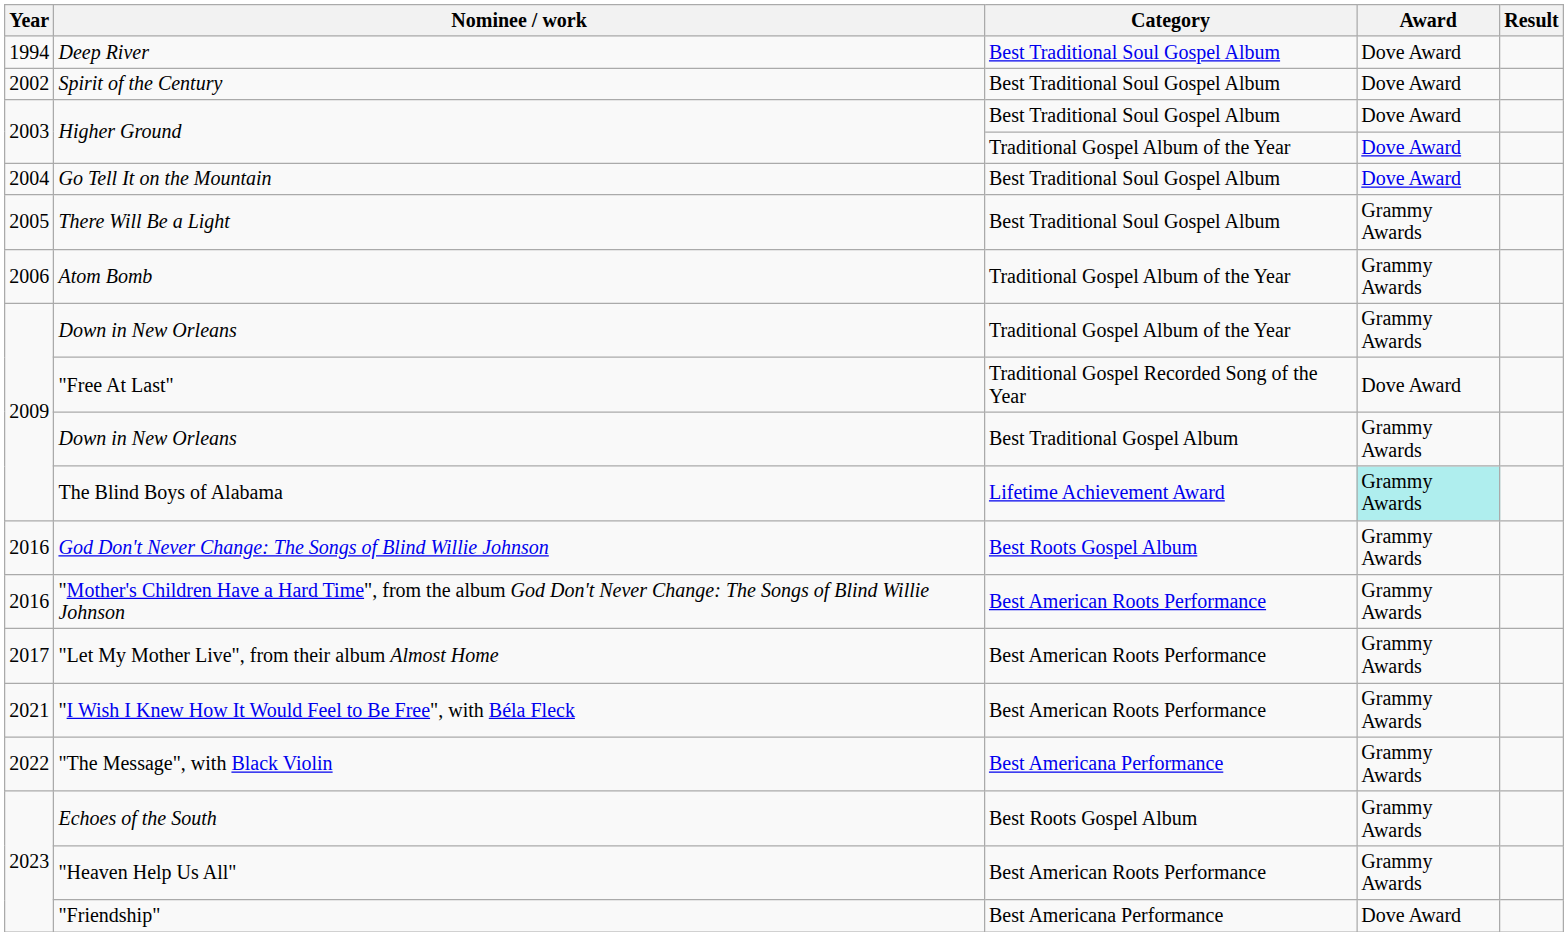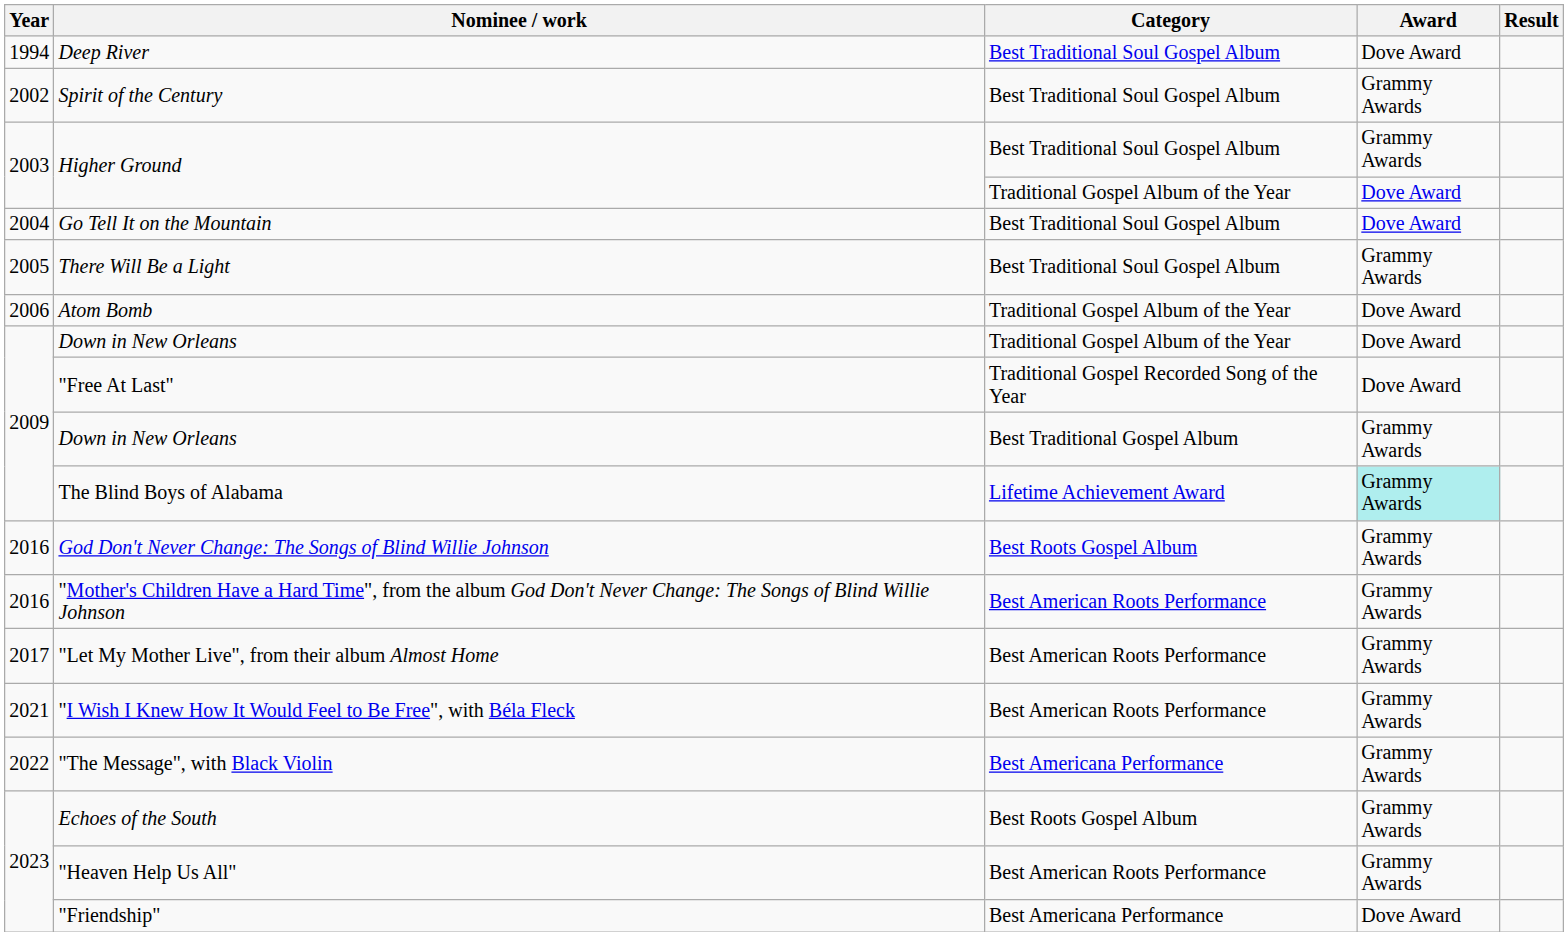(1411, 83) Dove Award -> (1397, 95) Grammy Awards
(1411, 115) Dove Award -> (1397, 149) Grammy Awards
(1397, 276) Grammy Awards -> (1411, 309) Dove Award
(1397, 330) Grammy Awards -> (1411, 341) Dove Award
